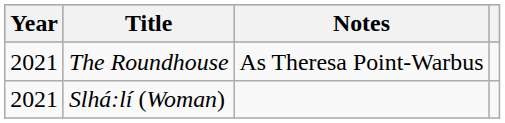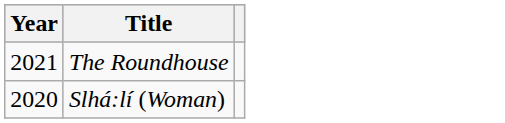- column: (361, 23)
(34, 99) 2021 -> (34, 99) 2020
